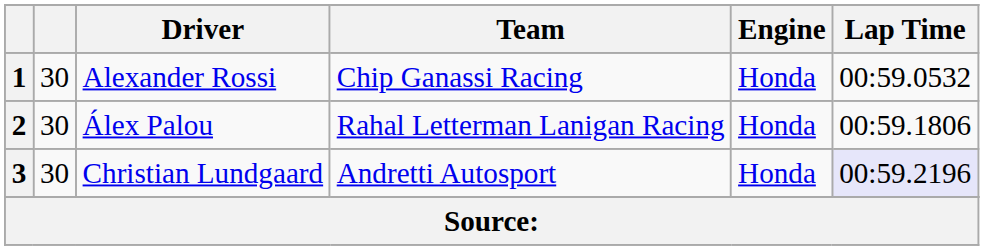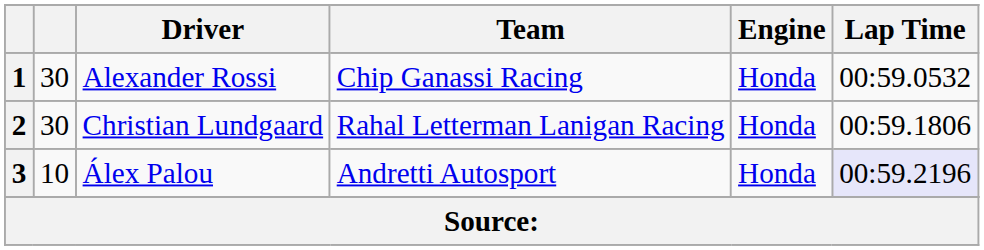(148, 124) Álex Palou -> (203, 124) Christian Lundgaard
(54, 173) 30 -> (54, 173) 10
(203, 173) Christian Lundgaard -> (148, 173) Álex Palou
